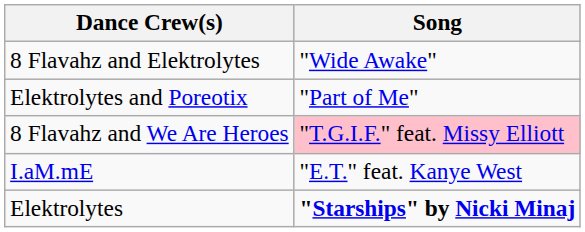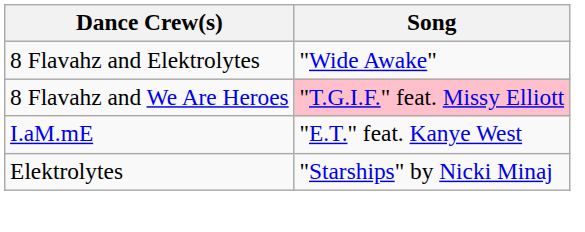- row: (129, 97)
(437, 208) bold -> (426, 171) normal
